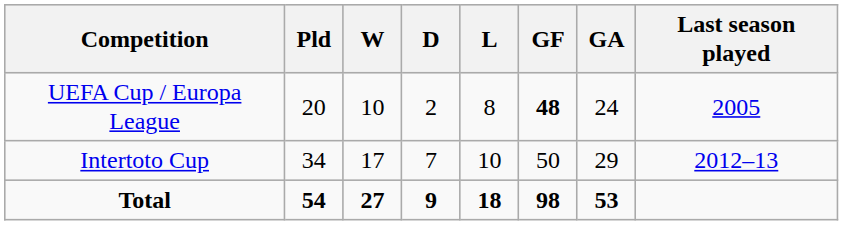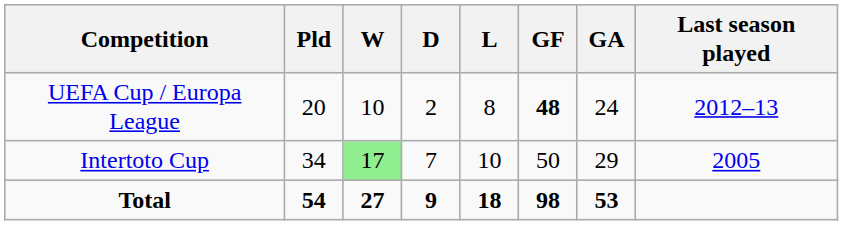(736, 106) 2005 -> (736, 106) 2012–13
(372, 160) no background -> (372, 160) lightgreen background
(736, 160) 2012–13 -> (736, 160) 2005
